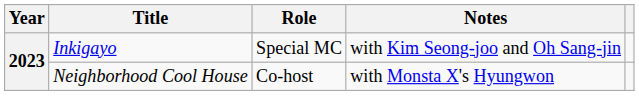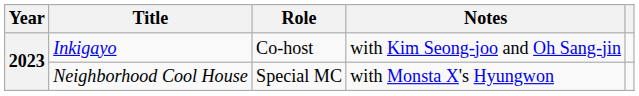(299, 47) Special MC -> (285, 47) Co-host
(285, 76) Co-host -> (299, 76) Special MC
